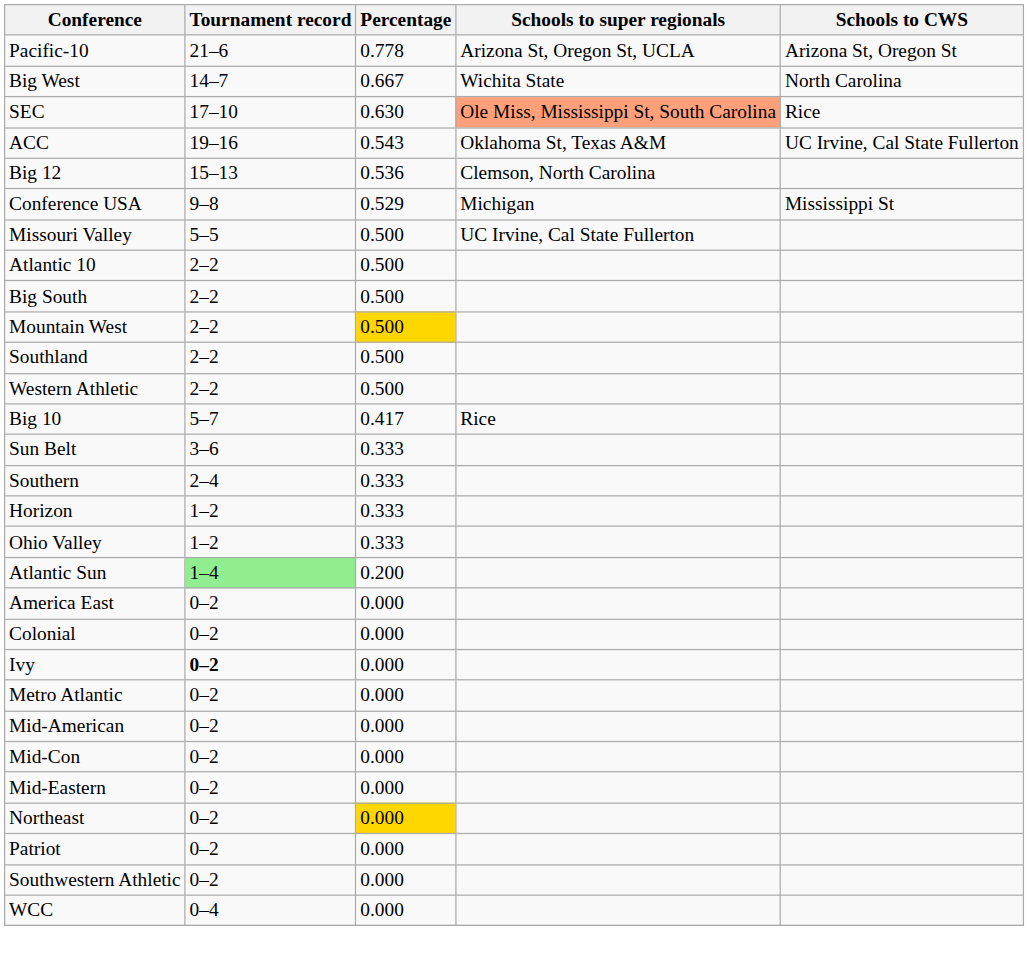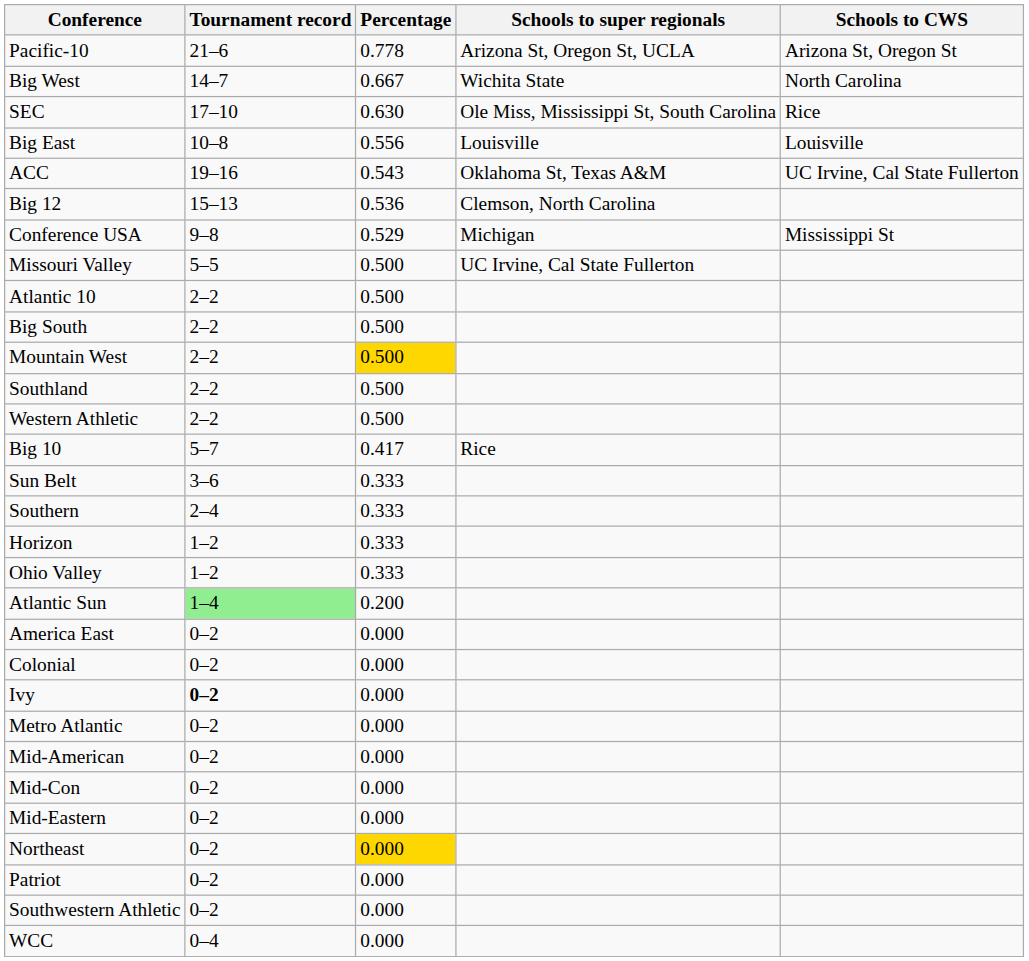(618, 111) lightsalmon background -> (618, 111) no background
+ row: (42, 142)
